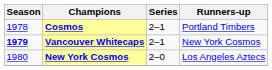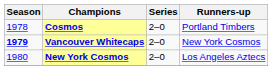(157, 27) 2–1 -> (157, 27) 2–0
(157, 42) 2–1 -> (157, 42) 2–0
